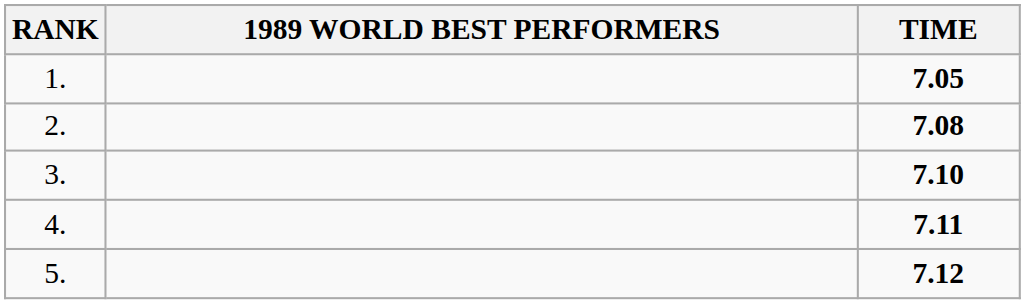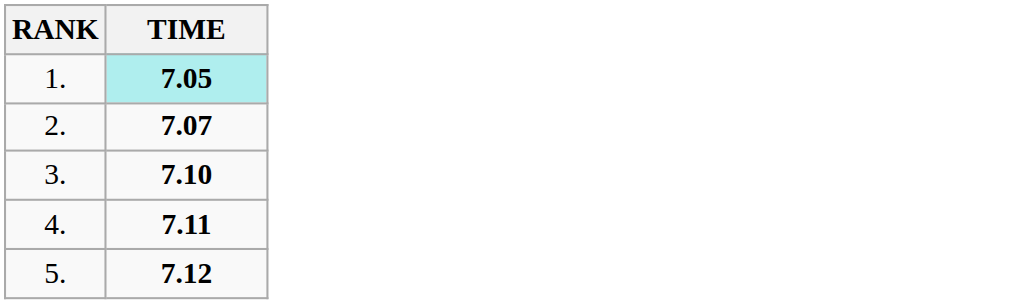- column: (482, 29)
(938, 77) no background -> (186, 77) paleturquoise background
(938, 126) 7.08 -> (186, 126) 7.07
